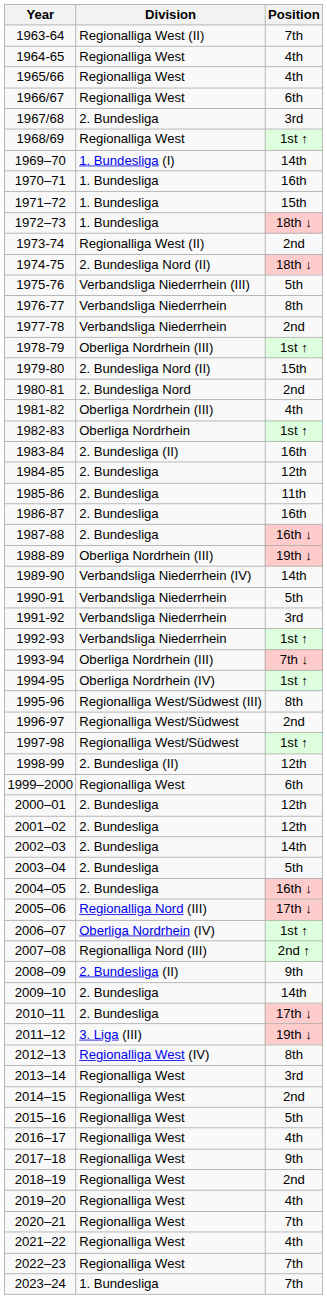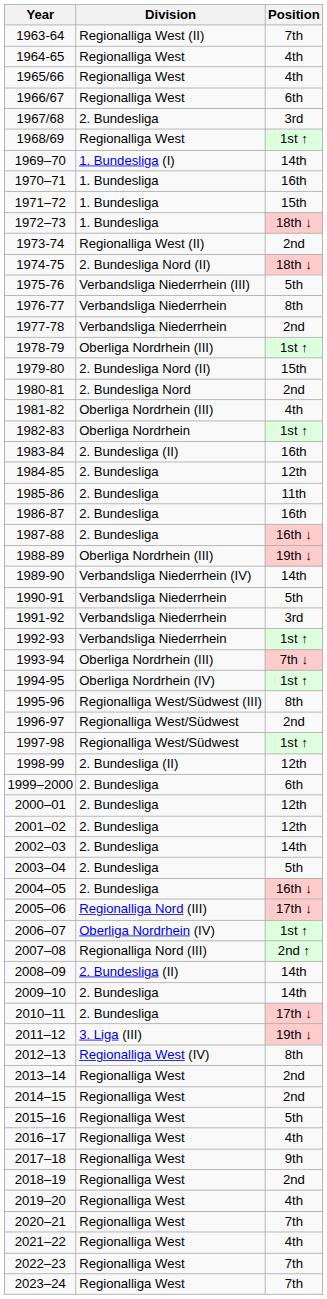(132, 784) Regionalliga West -> (119, 784) 2. Bundesliga
(294, 972) 9th -> (294, 972) 14th
(294, 1076) 3rd -> (294, 1076) 2nd
(119, 1284) 1. Bundesliga -> (132, 1284) Regionalliga West
